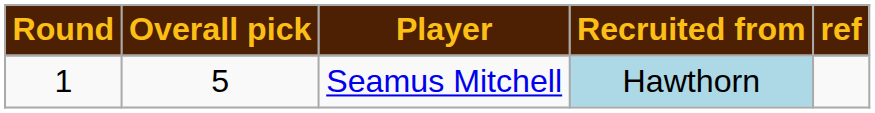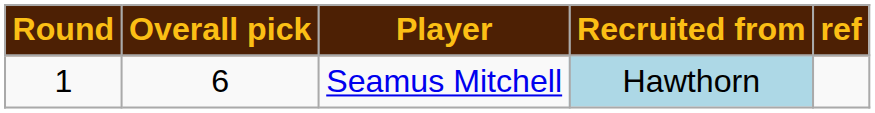(220, 81) 5 -> (220, 81) 6
